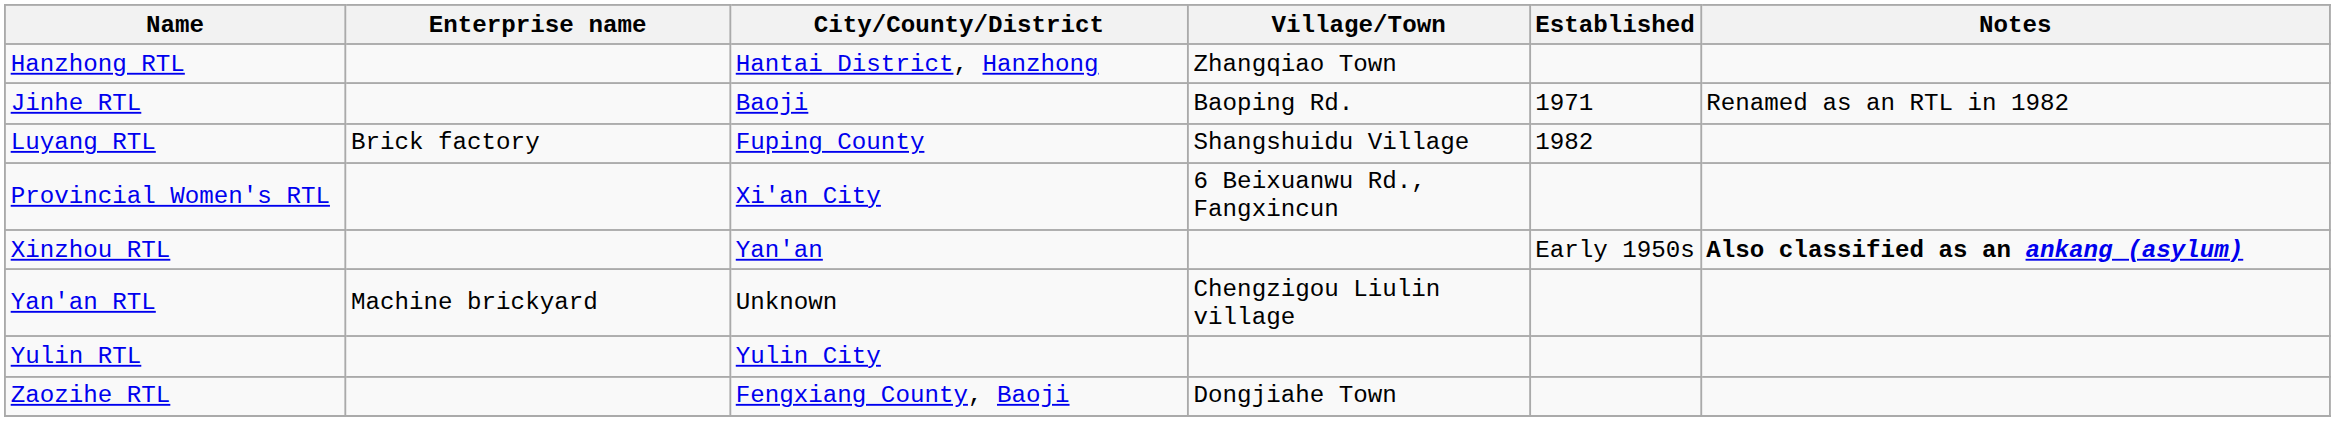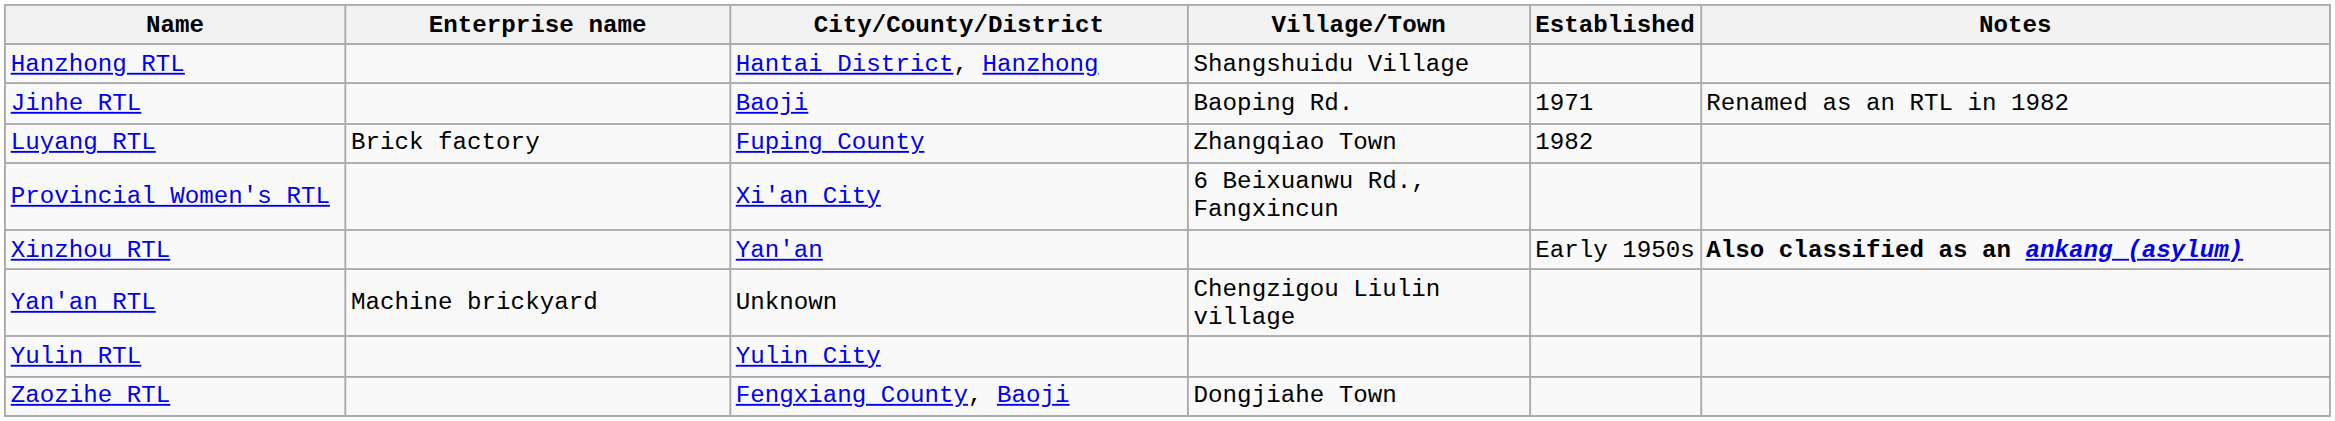(1295, 64) Zhangqiao Town -> (1331, 64) Shangshuidu Village
(1331, 143) Shangshuidu Village -> (1295, 143) Zhangqiao Town
